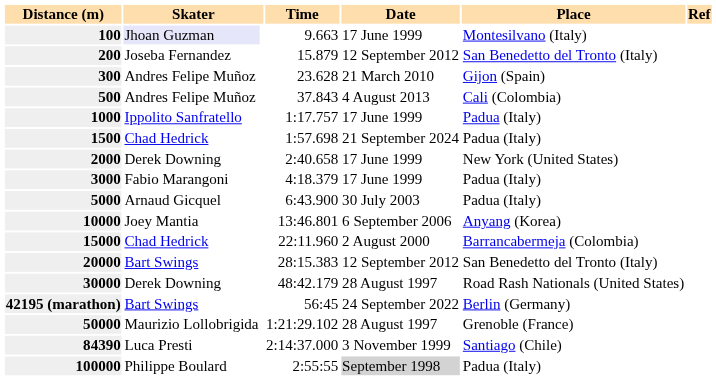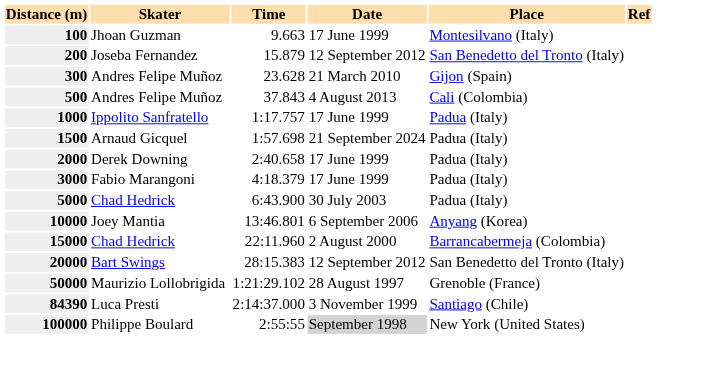(169, 34) lavender background -> (136, 34) no background
(166, 138) Chad Hedrick -> (139, 138) Arnaud Gicquel
(541, 159) New York (United States) -> (468, 159) Padua (Italy)
(173, 200) Arnaud Gicquel -> (133, 200) Chad Hedrick
- row: (102, 283)
- row: (63, 303)
(502, 365) Padua (Italy) -> (507, 324) New York (United States)
